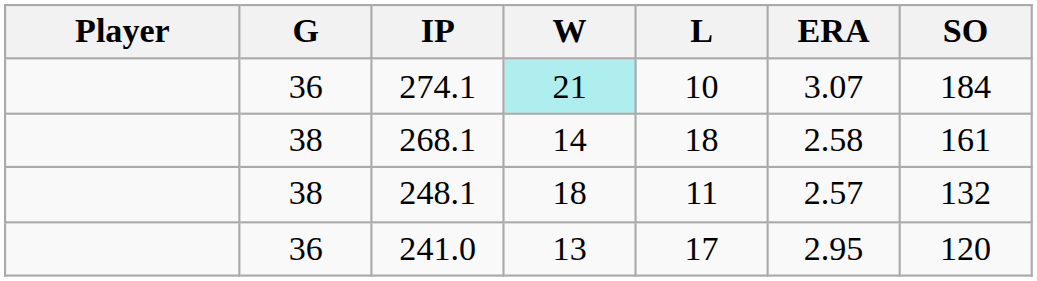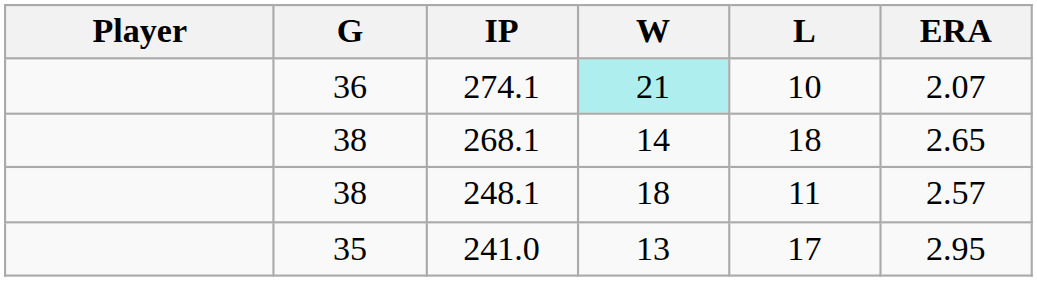- column: (966, 31)
(834, 85) 3.07 -> (956, 85) 2.07
(834, 139) 2.58 -> (956, 139) 2.65
(306, 247) 36 -> (350, 247) 35
